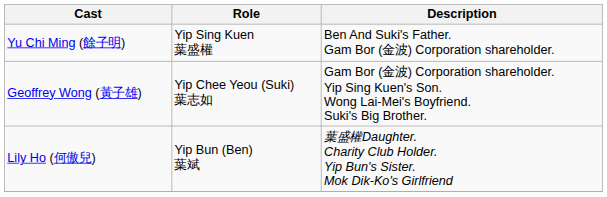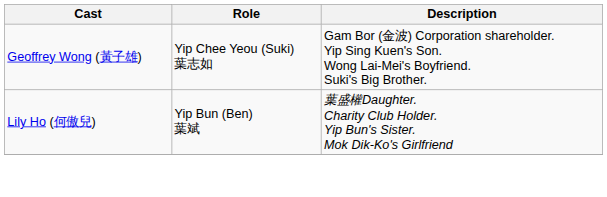- row: (66, 42)
